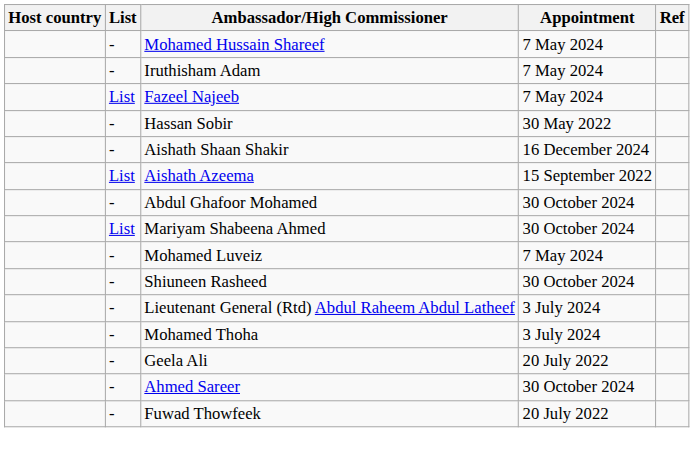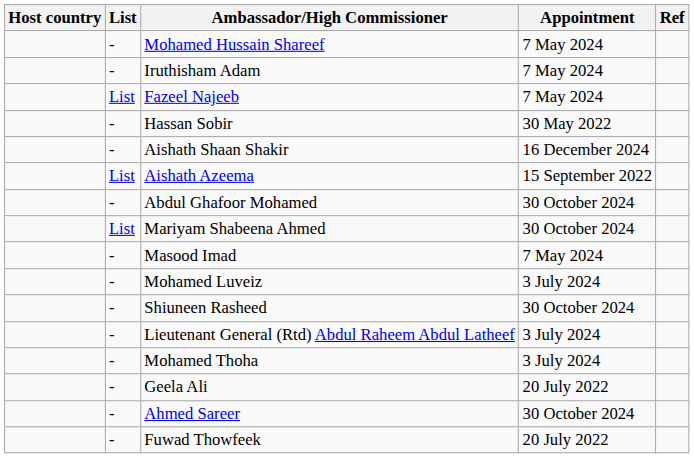+ row: (190, 255)
(563, 255) 7 May 2024 -> (561, 281) 3 July 2024
